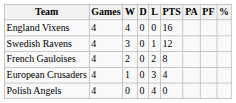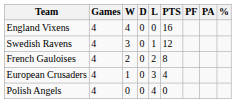columns swapped: (208, 12) <-> (192, 12)
